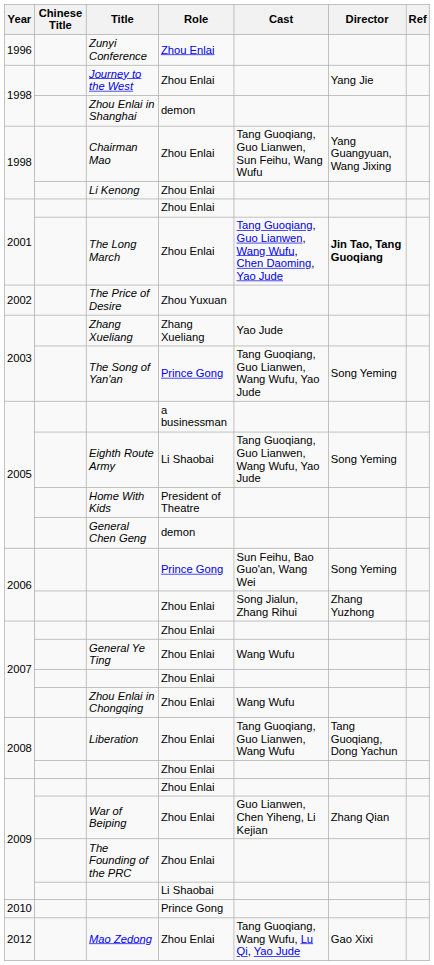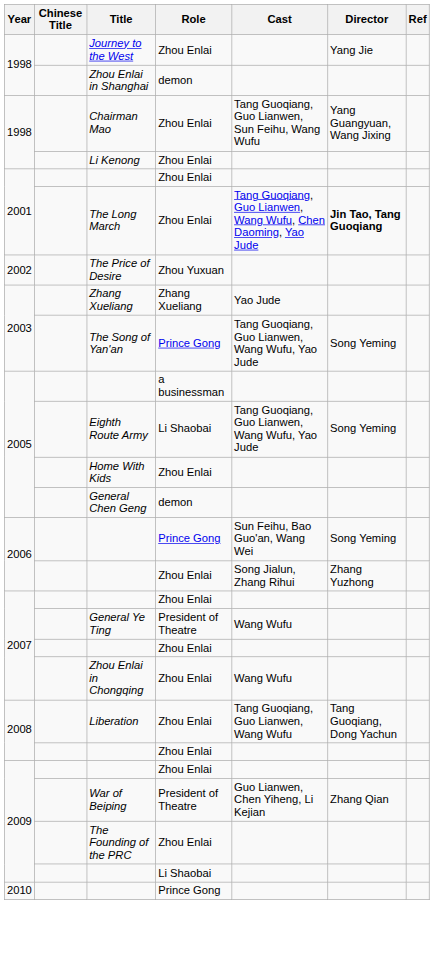- row: (19, 50)
(191, 502) President of Theatre -> (185, 472) Zhou Enlai
(188, 654) Zhou Enlai -> (188, 624) President of Theatre
(188, 817) Zhou Enlai -> (188, 799) President of Theatre
- row: (19, 939)
